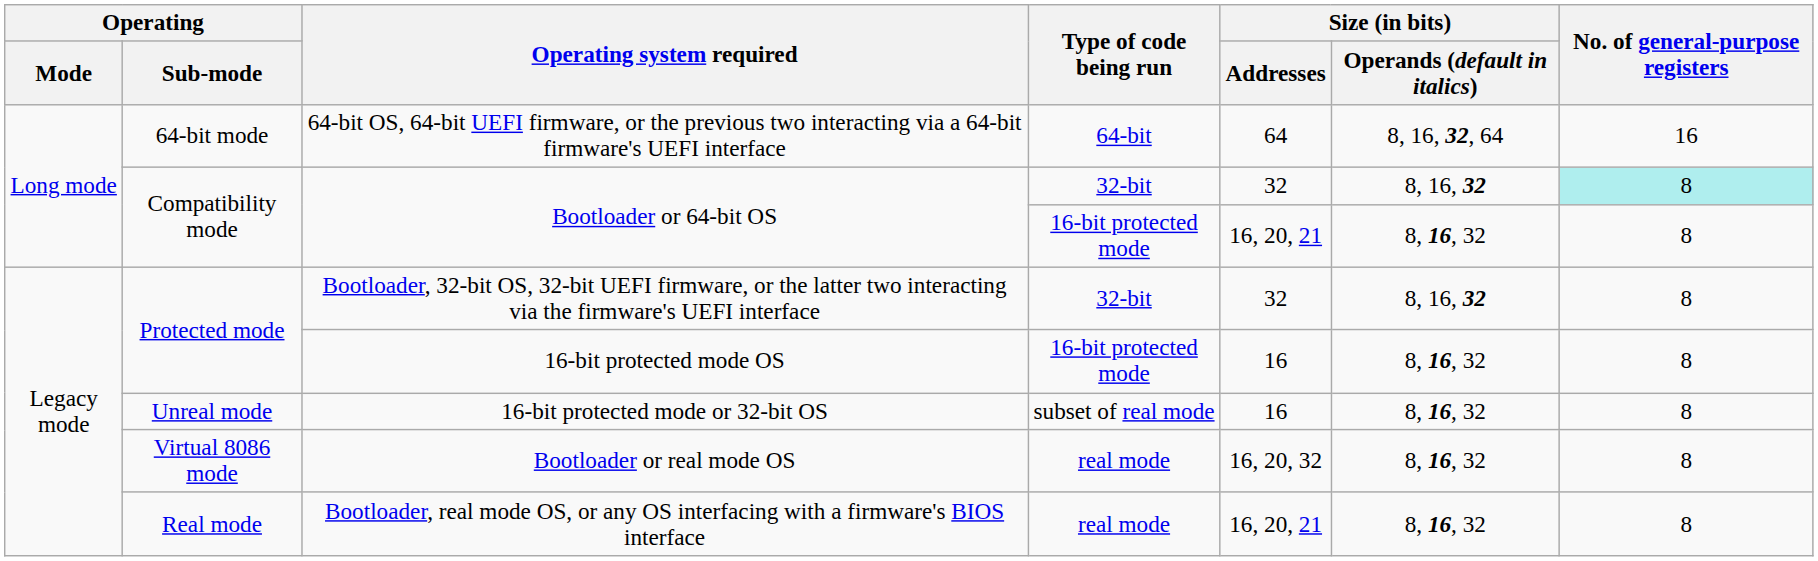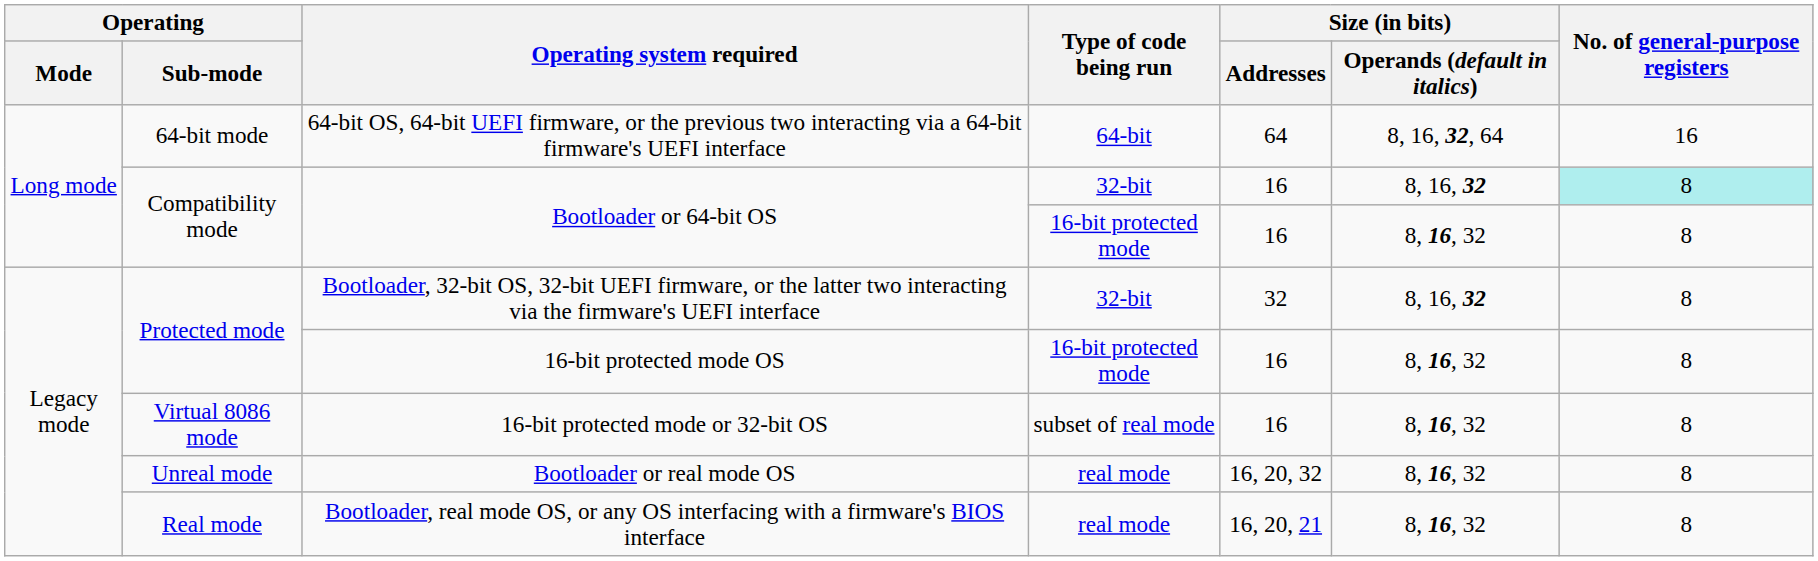(1276, 185) 32 -> (1276, 185) 16
(1276, 235) 16, 20, 21 -> (1276, 235) 16
(212, 410) Unreal mode -> (212, 424) Virtual 8086 mode
(212, 460) Virtual 8086 mode -> (212, 473) Unreal mode
